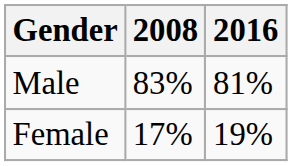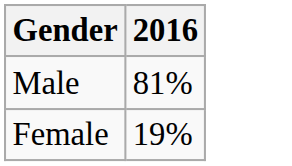- column: (165, 30)
